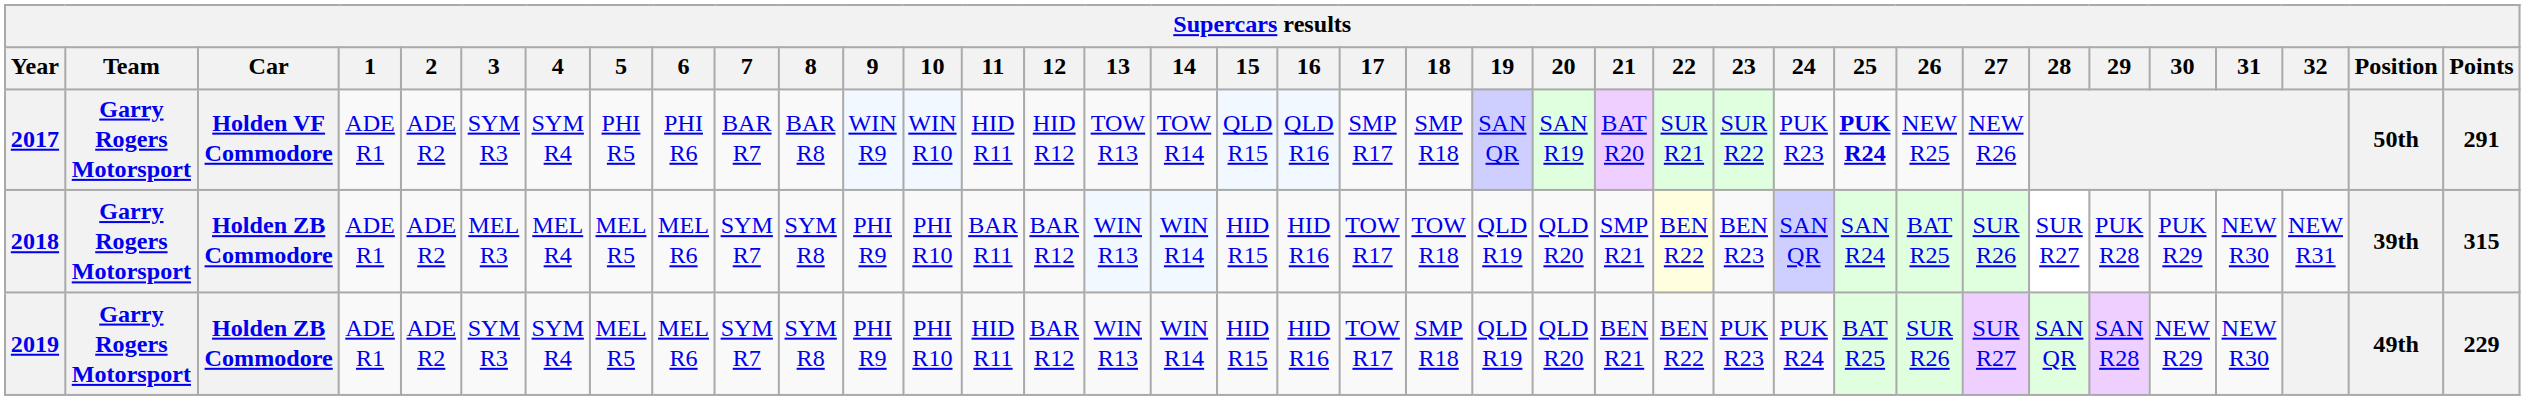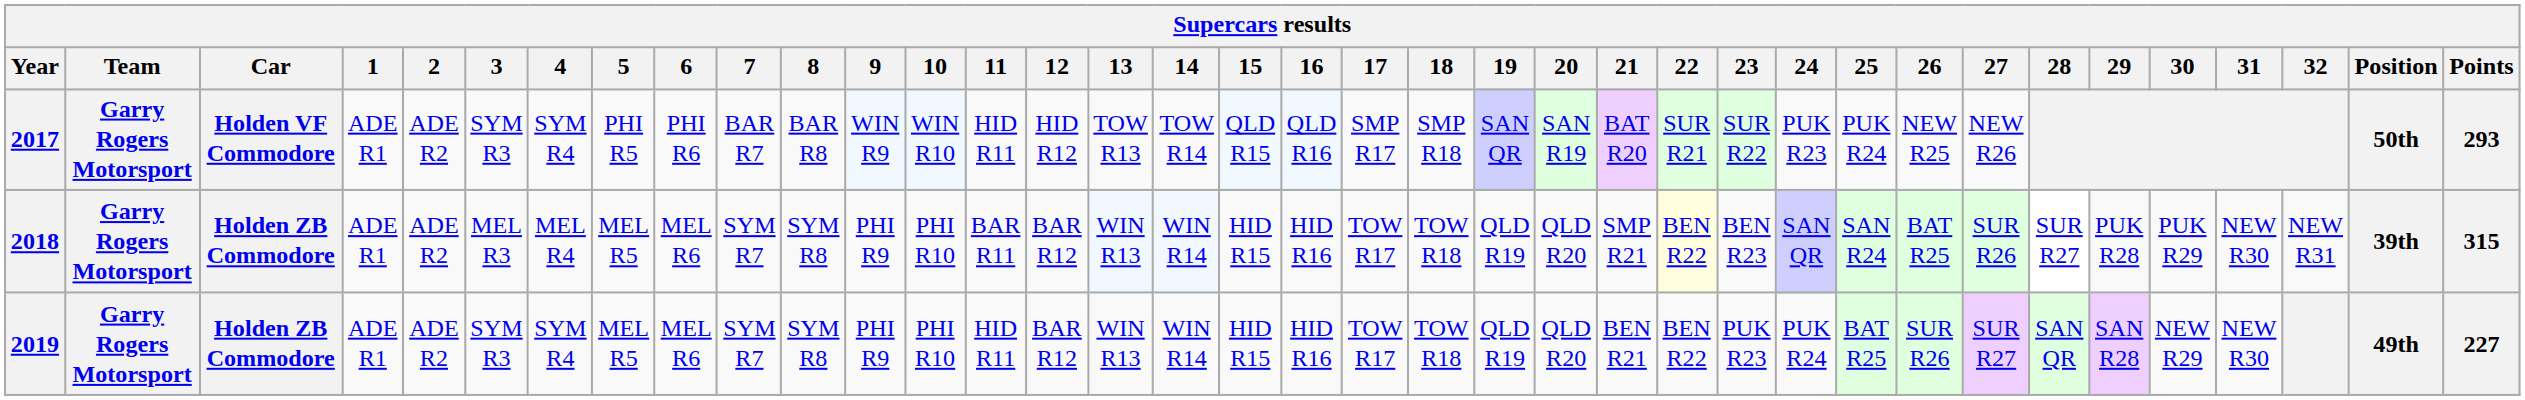(1865, 139) bold -> (1866, 139) normal
(2482, 139) 291 -> (2482, 139) 293
(1439, 343) SMP R18 -> (1441, 343) TOW R18
(2482, 343) 229 -> (2482, 343) 227
